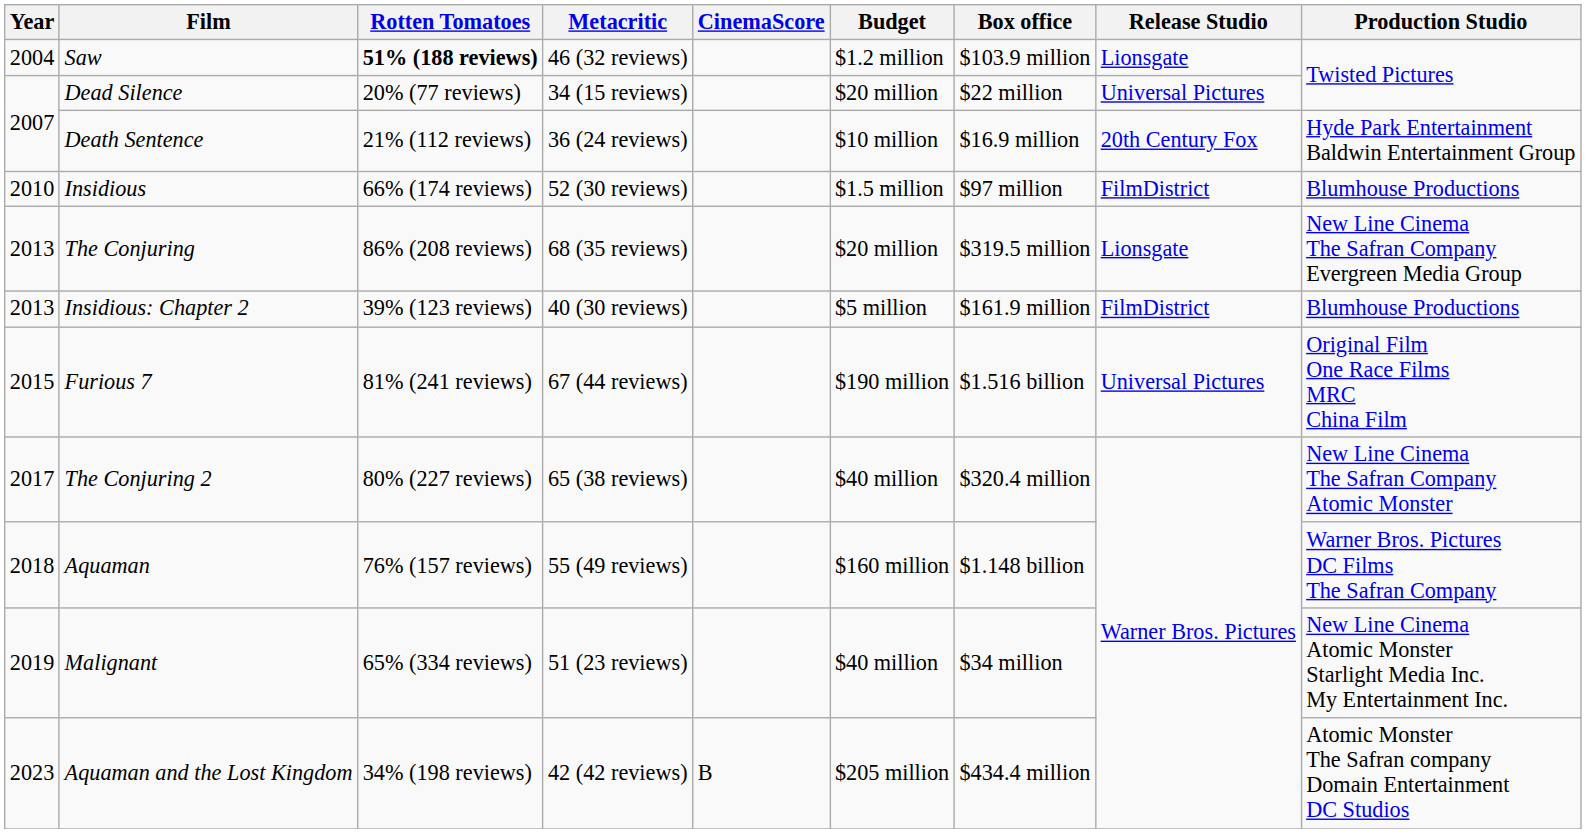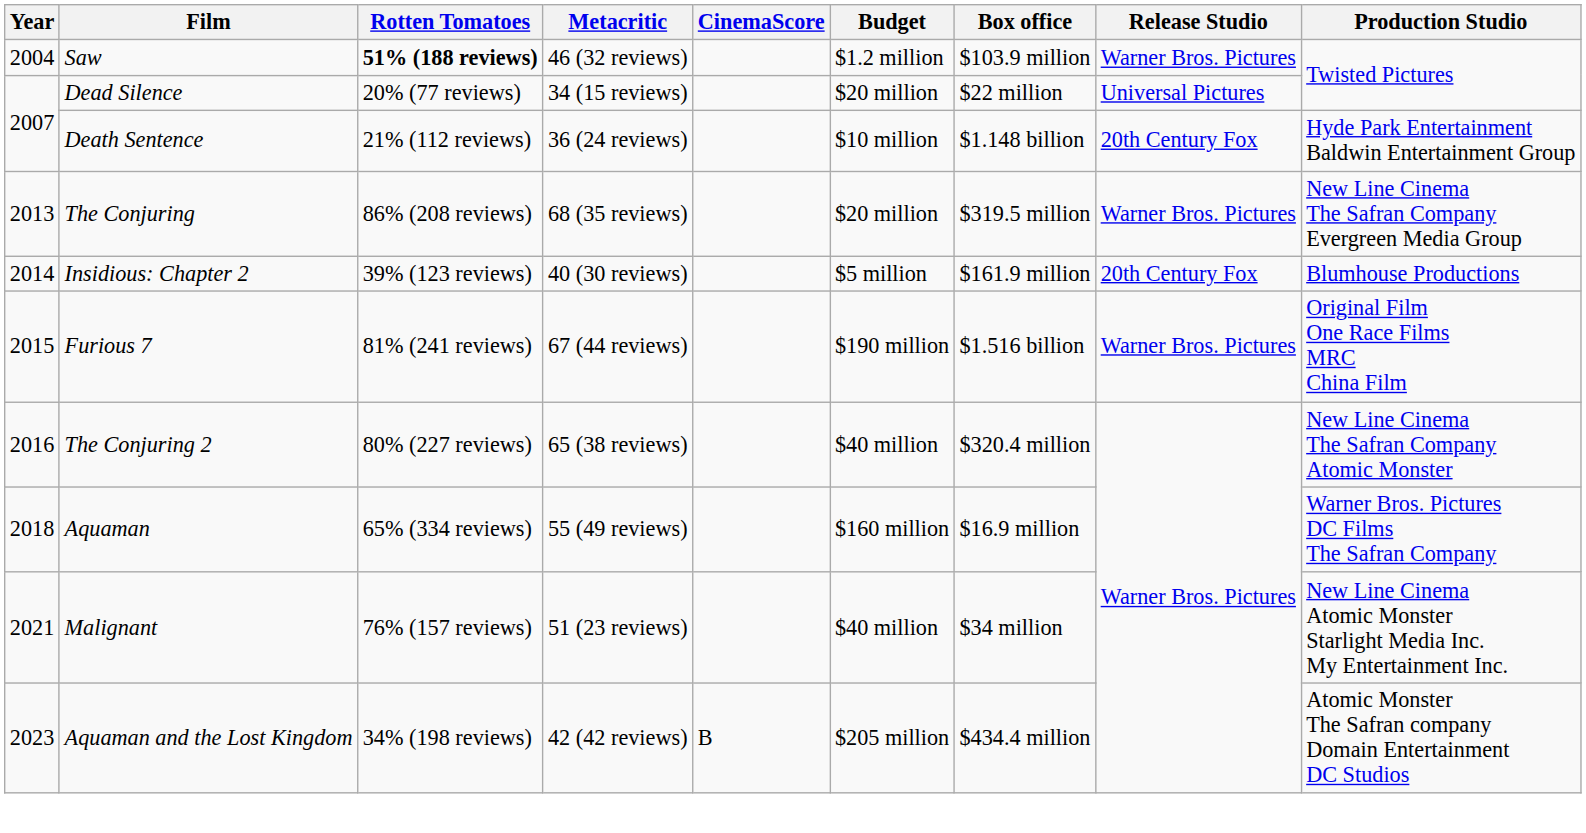(1145, 57) Lionsgate -> (1198, 57) Warner Bros. Pictures
(1019, 140) $16.9 million -> (1022, 140) $1.148 billion
- row: (105, 188)
(1145, 248) Lionsgate -> (1198, 213) Warner Bros. Pictures
(32, 308) 2013 -> (32, 273) 2014
(1155, 308) FilmDistrict -> (1179, 273) 20th Century Fox
(1183, 381) Universal Pictures -> (1198, 346) Warner Bros. Pictures
(32, 479) 2017 -> (32, 444) 2016
(447, 564) 76% (157 reviews) -> (447, 529) 65% (334 reviews)
(1022, 564) $1.148 billion -> (1019, 529) $16.9 million
(32, 662) 2019 -> (32, 627) 2021
(447, 662) 65% (334 reviews) -> (447, 627) 76% (157 reviews)
